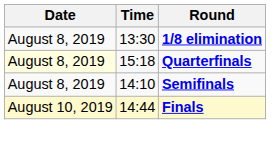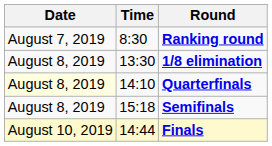+ row: (213, 38)
(137, 61) 15:18 -> (137, 84) 14:10
(137, 84) 14:10 -> (137, 107) 15:18
